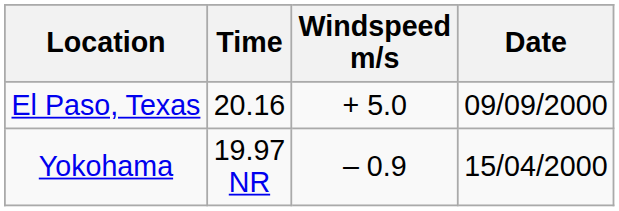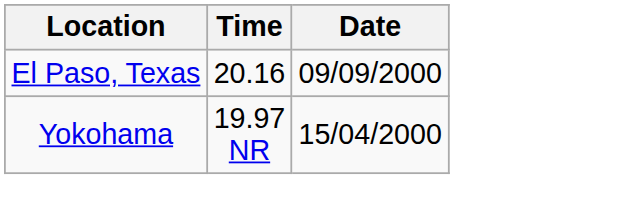- column: (375, 43)
